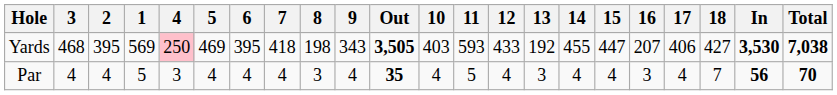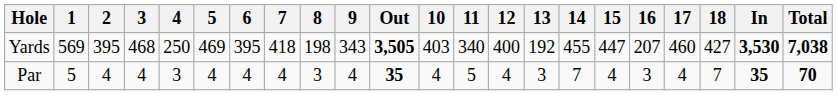columns swapped: (142, 18) <-> (71, 18)
(177, 47) pink background -> (177, 47) no background
(471, 47) 593 -> (471, 47) 340
(507, 47) 433 -> (507, 47) 400
(682, 47) 406 -> (682, 47) 460
(577, 75) 4 -> (577, 75) 7
(759, 75) 56 -> (759, 75) 35
